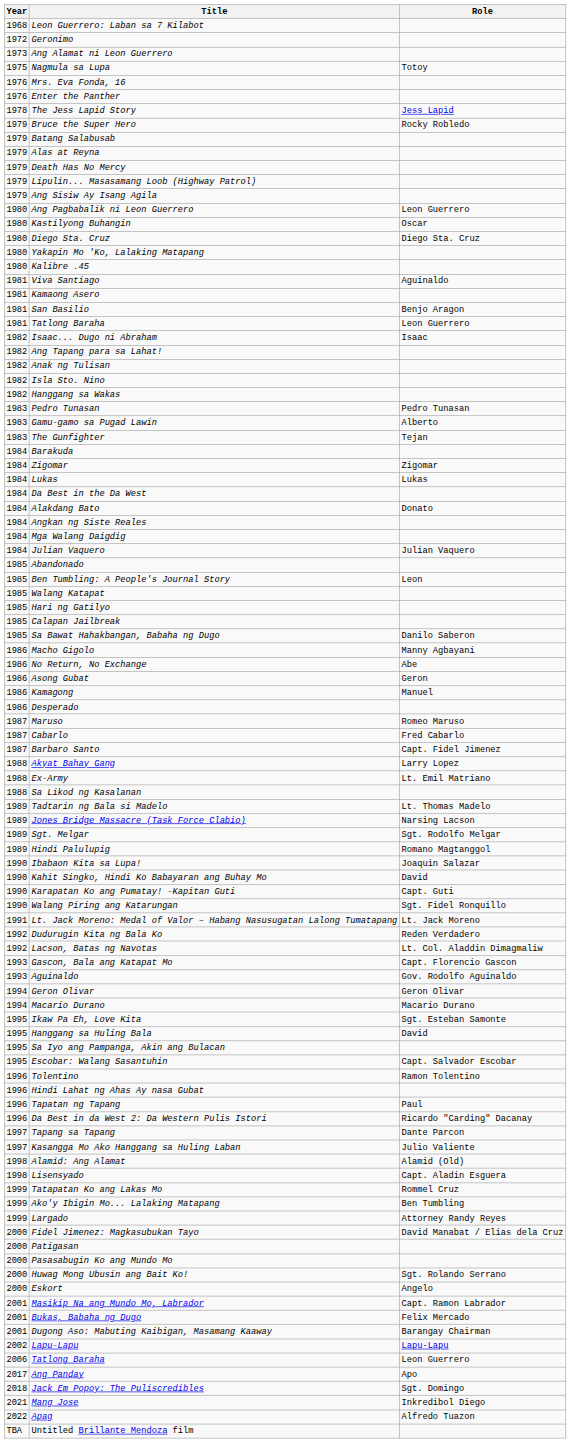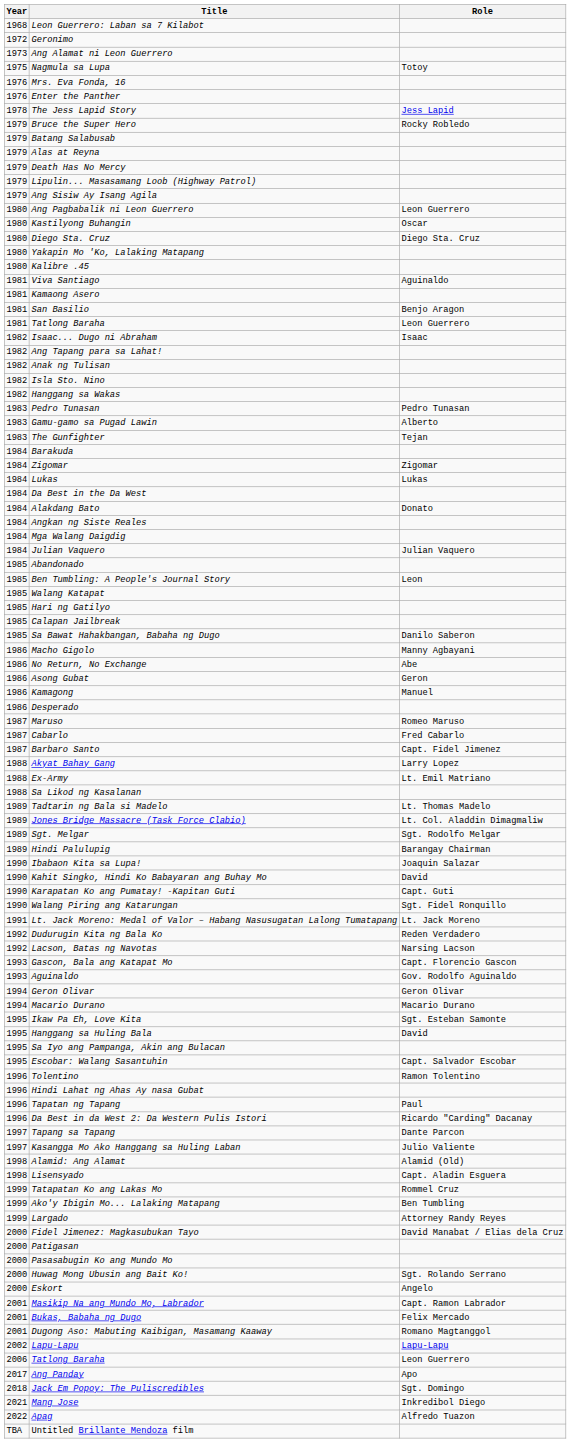(438, 821) Narsing Lacson -> (472, 821) Lt. Col. Aladdin Dimagmaliw
(446, 849) Romano Magtanggol -> (446, 849) Barangay Chairman
(472, 948) Lt. Col. Aladdin Dimagmaliw -> (438, 948) Narsing Lacson
(446, 1332) Barangay Chairman -> (446, 1332) Romano Magtanggol
